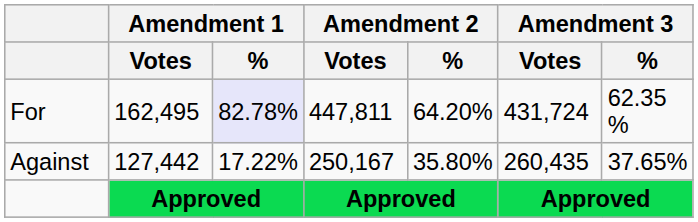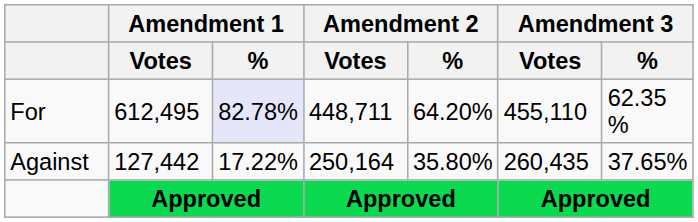(157, 111) 162,495 -> (157, 111) 612,495
(351, 111) 447,811 -> (351, 111) 448,711
(546, 111) 431,724 -> (545, 111) 455,110
(351, 162) 250,167 -> (351, 162) 250,164
